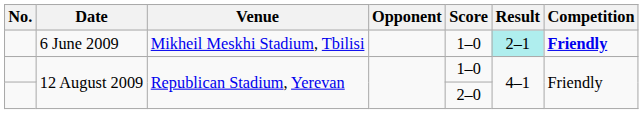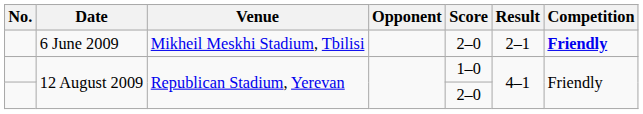(469, 43) 1–0 -> (469, 43) 2–0
(518, 43) paleturquoise background -> (518, 43) no background
